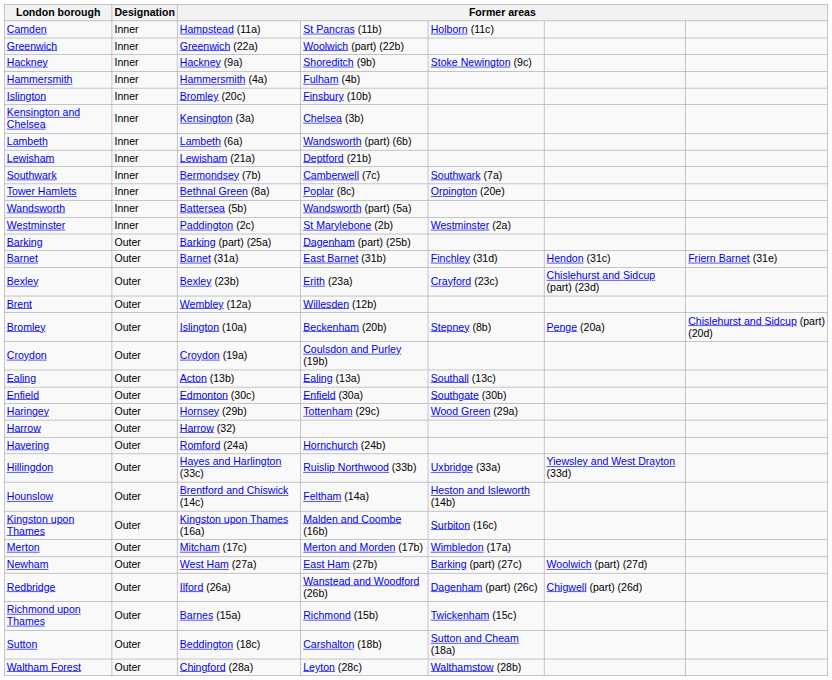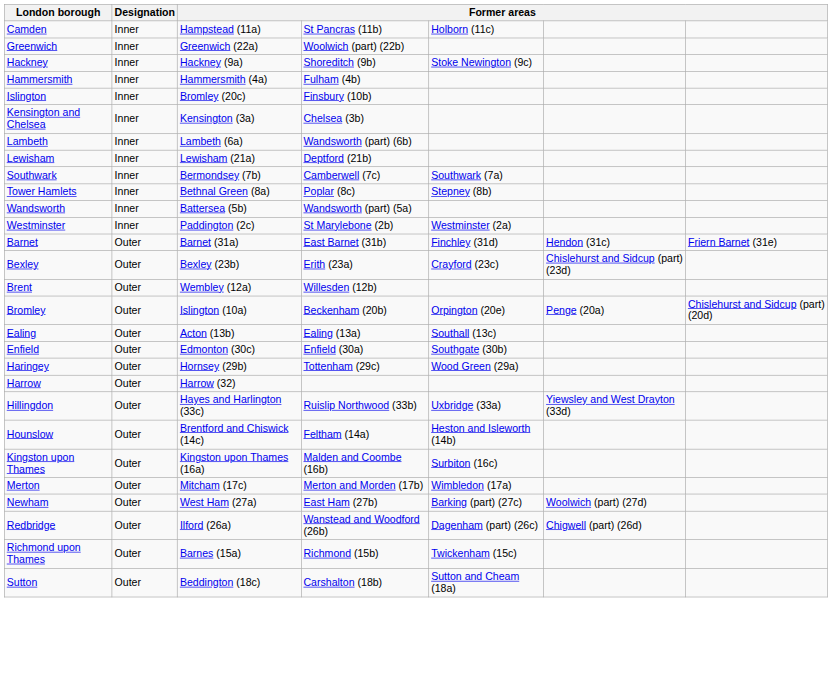(468, 192) Orpington (20e) -> (461, 192) Stepney (8b)
- row: (25, 242)
(461, 327) Stepney (8b) -> (468, 310) Orpington (20e)
- row: (27, 355)
- row: (28, 445)
- row: (44, 667)
